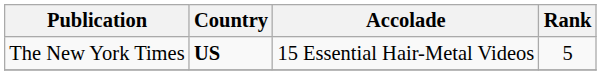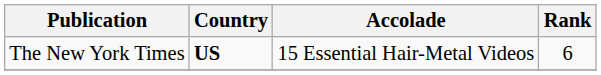(568, 53) 5 -> (568, 53) 6
